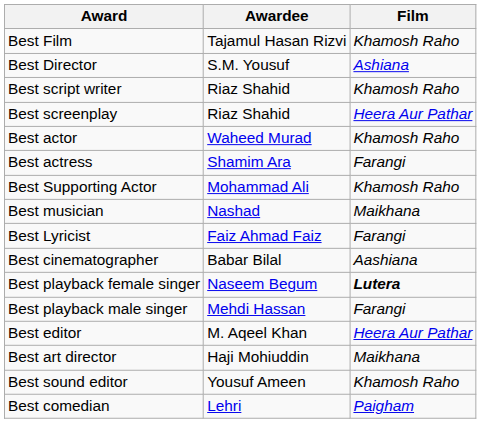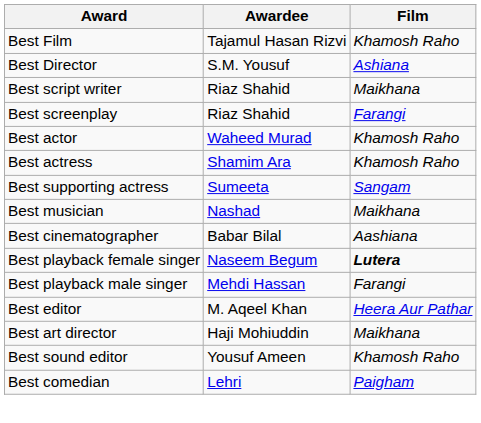(406, 89) Khamosh Raho -> (387, 89) Maikhana
(413, 114) Heera Aur Pathar -> (379, 114) Farangi
(379, 162) Farangi -> (406, 162) Khamosh Raho
- row: (82, 187)
+ row: (88, 187)
- row: (49, 235)
